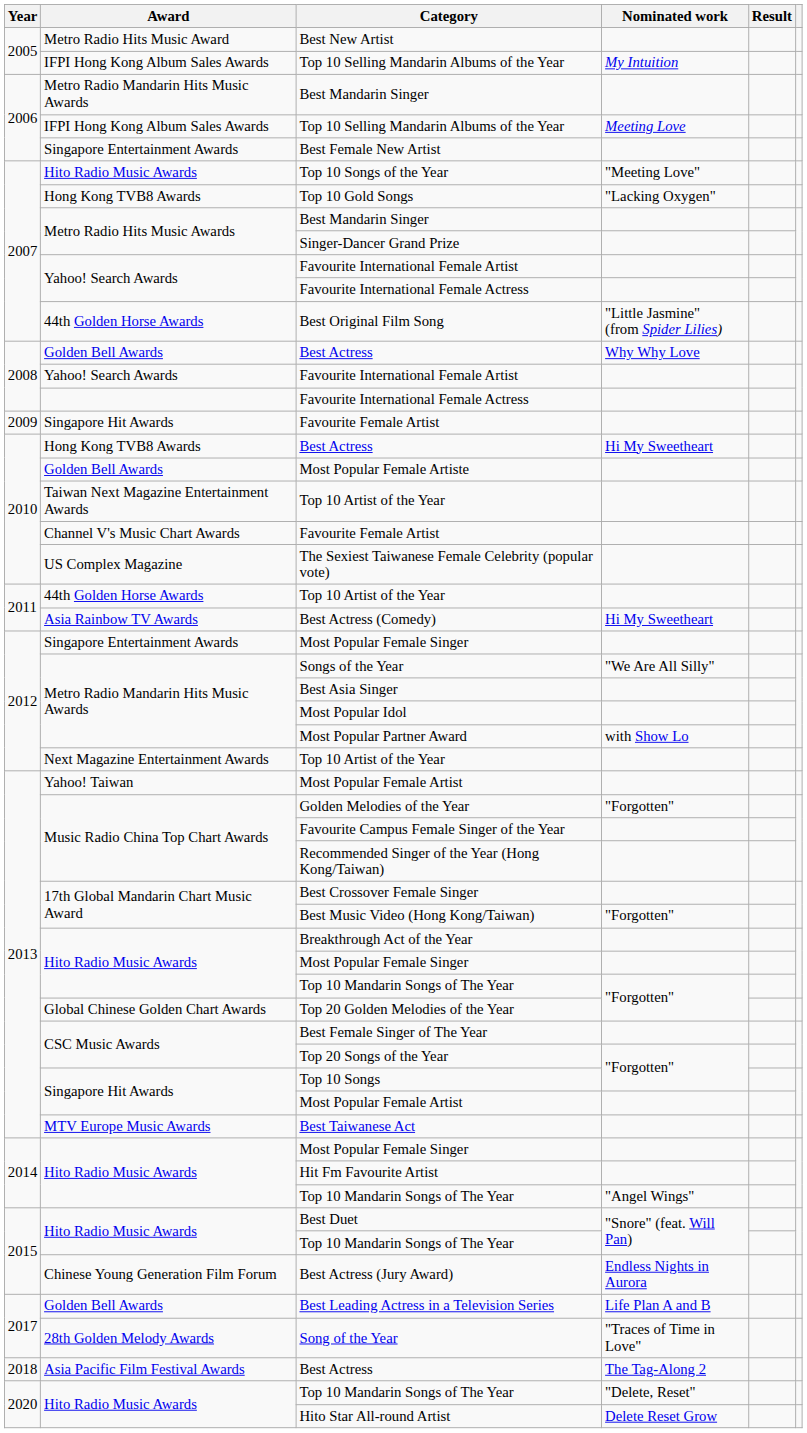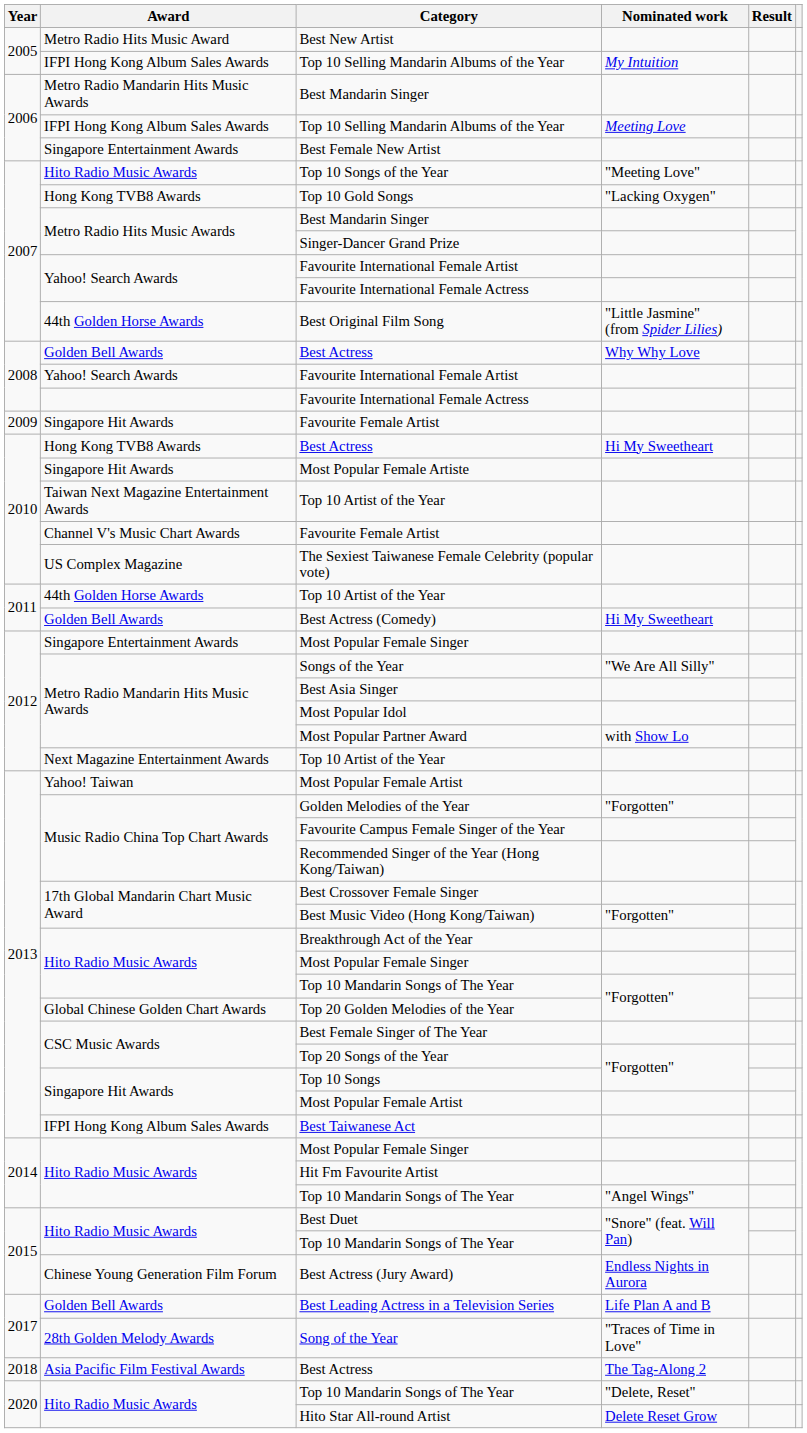(104, 469) Golden Bell Awards -> (109, 469) Singapore Hit Awards
(121, 619) Asia Rainbow TV Awards -> (104, 619) Golden Bell Awards
(127, 1126) MTV Europe Music Awards -> (156, 1126) IFPI Hong Kong Album Sales Awards
